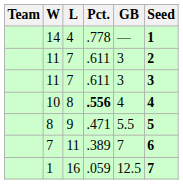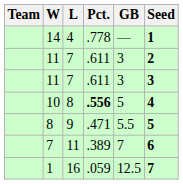(120, 102) 4 -> (120, 102) 5
